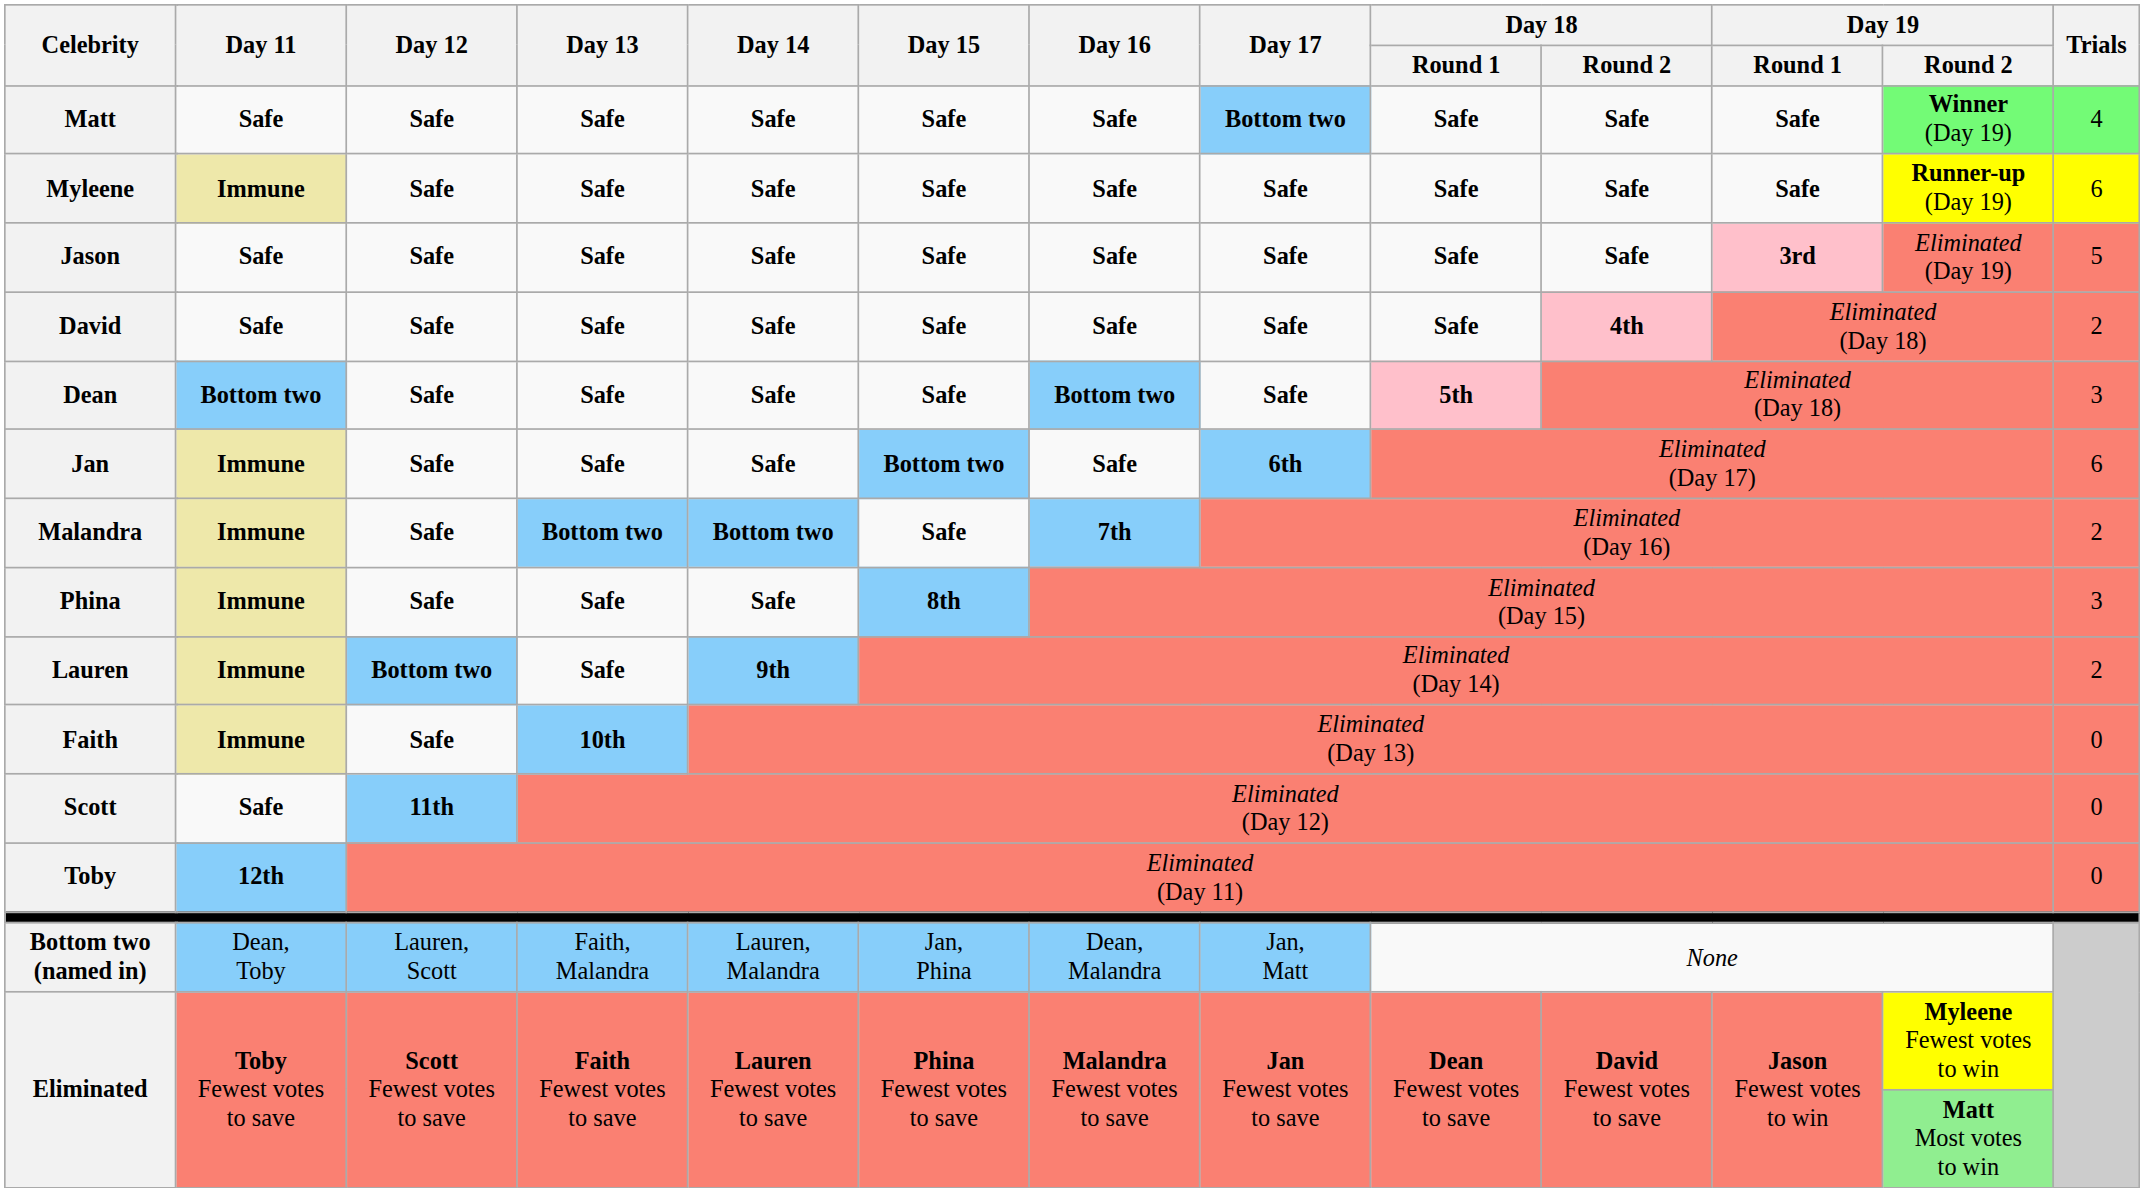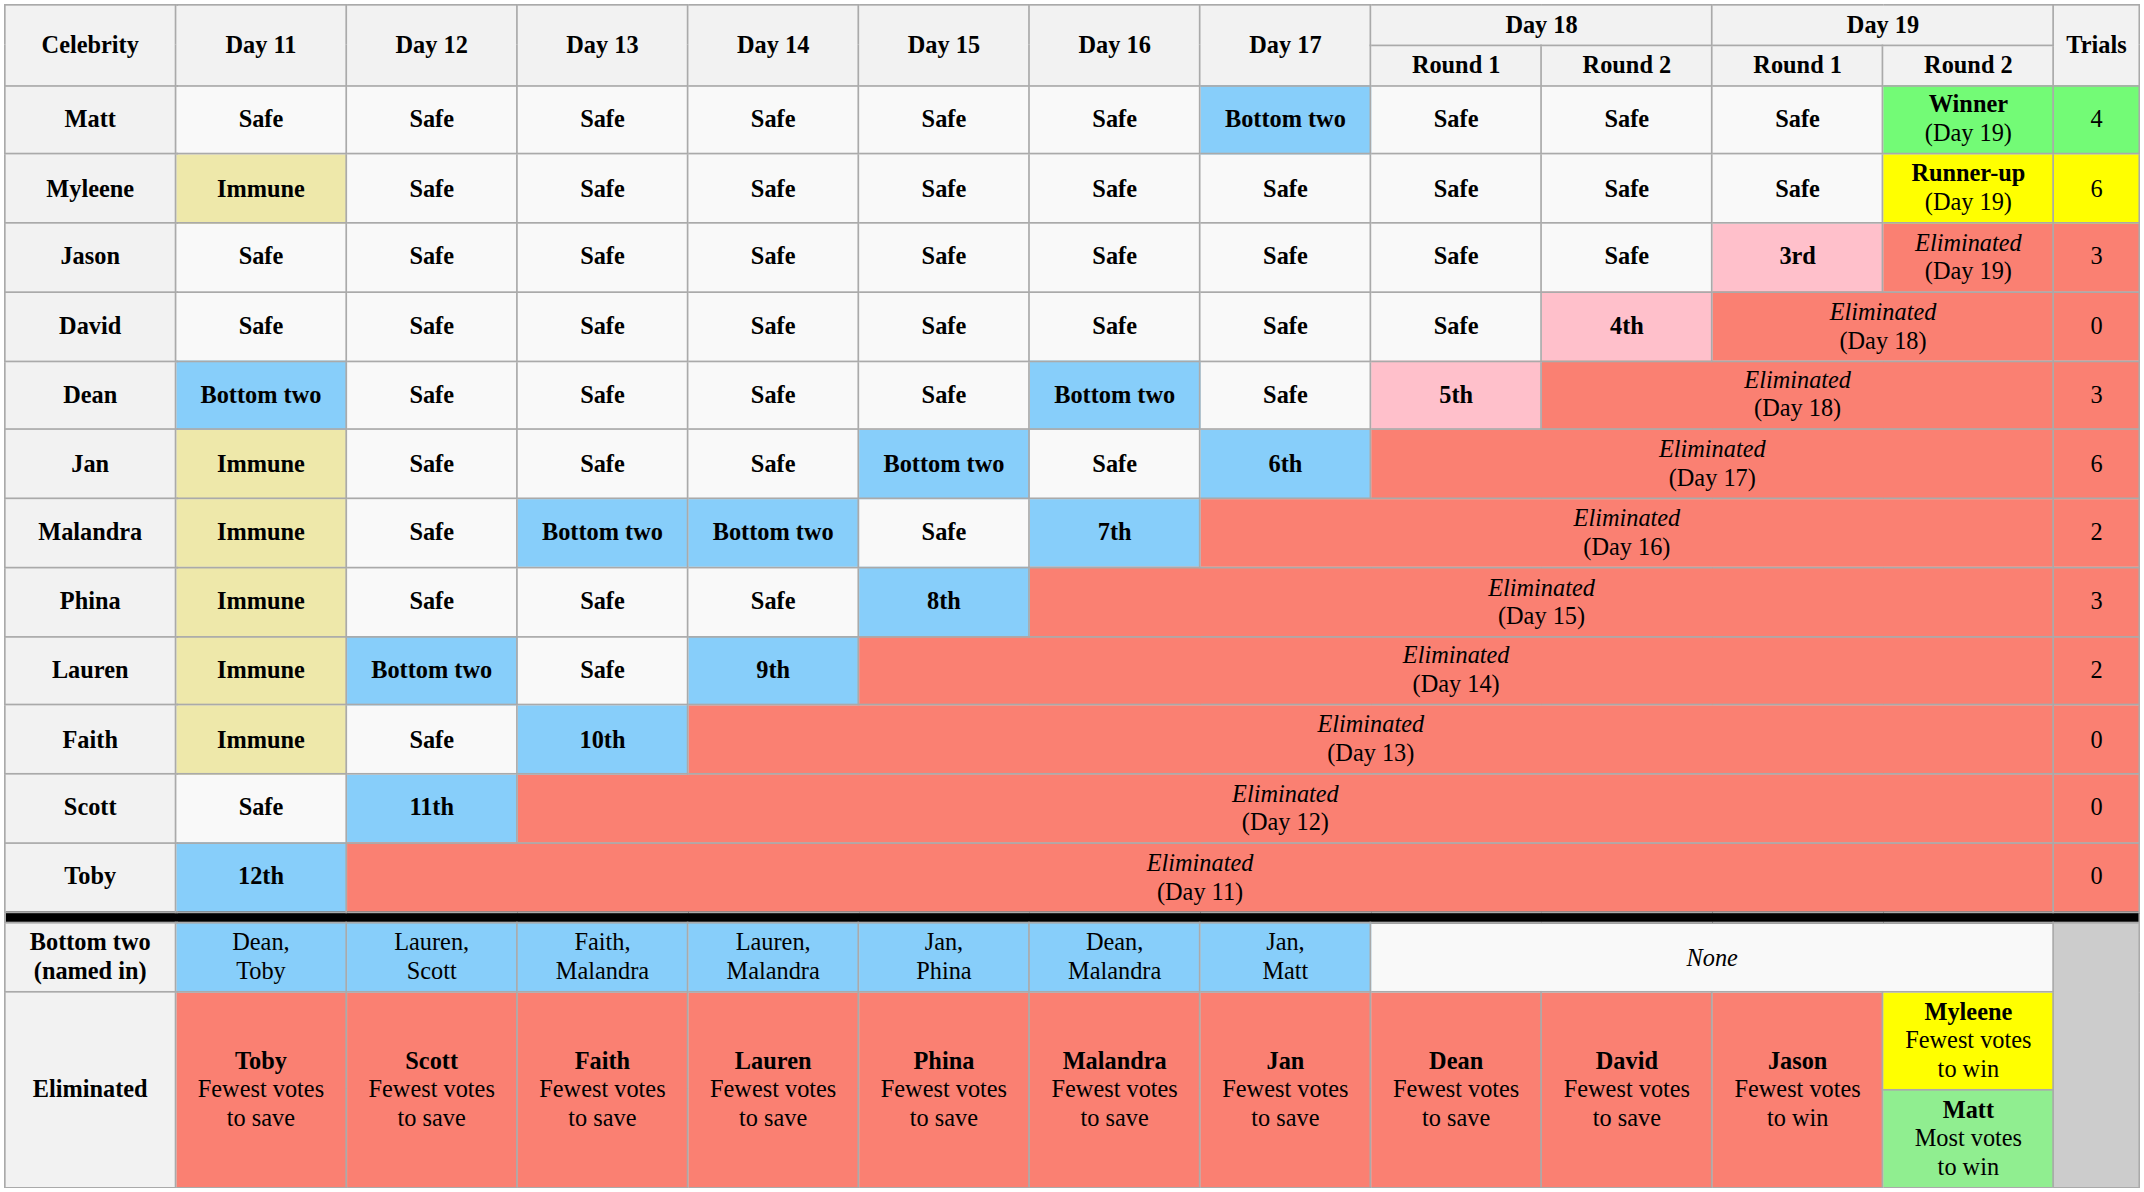(2097, 257) 5 -> (2097, 257) 3
(2097, 326) 2 -> (2097, 326) 0
